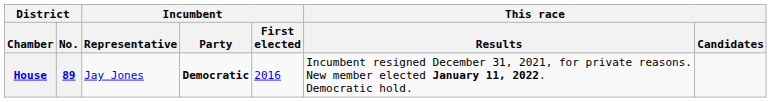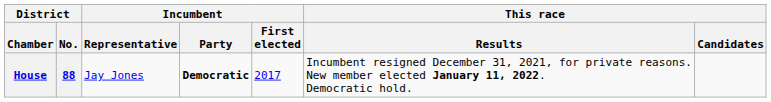(69, 75) 89 -> (69, 75) 88
(268, 75) 2016 -> (268, 75) 2017
